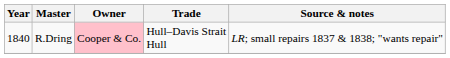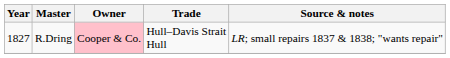(18, 37) 1840 -> (18, 37) 1827
